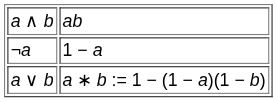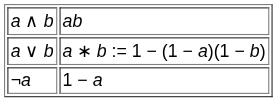rows swapped: (32, 80) <-> (21, 50)
